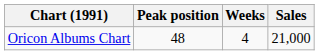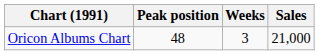(245, 38) 4 -> (245, 38) 3
